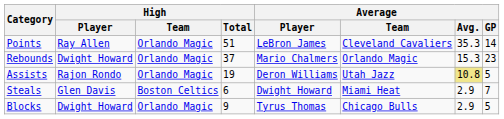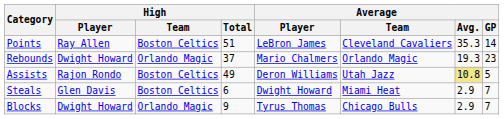(175, 44) Orlando Magic -> (178, 44) Boston Celtics
(469, 59) 15.3 -> (469, 59) 19.3
(175, 75) Orlando Magic -> (178, 75) Boston Celtics
(229, 75) 19 -> (229, 75) 49
(488, 106) 5 -> (488, 106) 7
